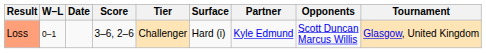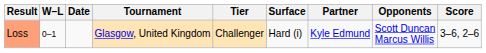columns swapped: (421, 12) <-> (114, 12)
